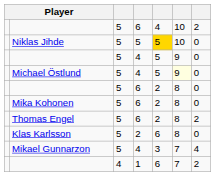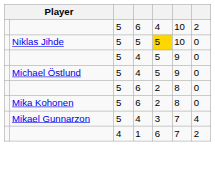(177, 73) lightyellow background -> (177, 73) no background
- row: (43, 118)
- row: (41, 133)
